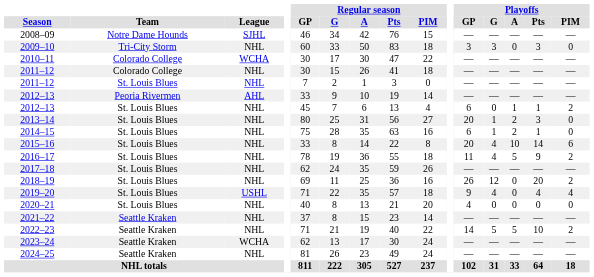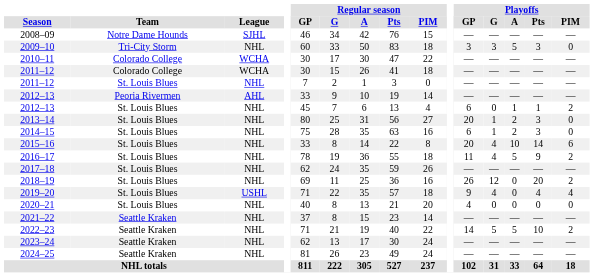(515, 46) 0 -> (515, 46) 5
(254, 71) NHL -> (254, 71) WCHA
(538, 132) 1 -> (538, 132) 3
(254, 242) WCHA -> (254, 242) NHL
